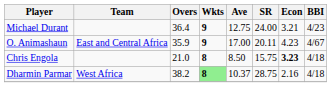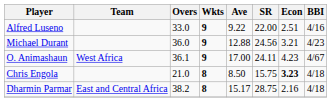+ row: (35, 27)
(181, 27) 36.4 -> (181, 43) 36.0
(239, 27) 12.75 -> (239, 43) 12.88
(266, 27) 24.00 -> (266, 43) 24.56
(122, 43) East and Central Africa -> (99, 58) West Africa
(181, 43) 35.9 -> (181, 58) 36.1
(266, 43) 20.11 -> (266, 58) 24.11
(99, 74) West Africa -> (122, 89) East and Central Africa
(204, 74) lightgreen background -> (204, 89) no background
(239, 74) 10.37 -> (239, 89) 15.17
